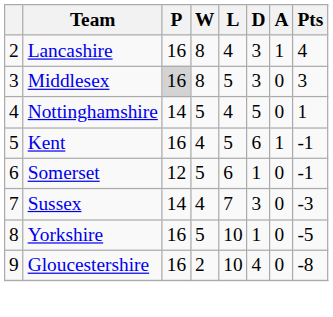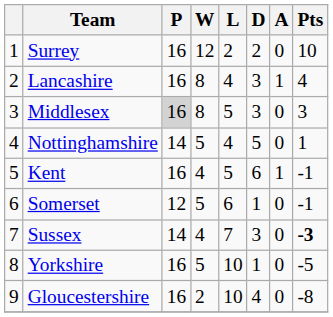+ row: (53, 50)
(305, 204) normal -> (305, 234) bold
